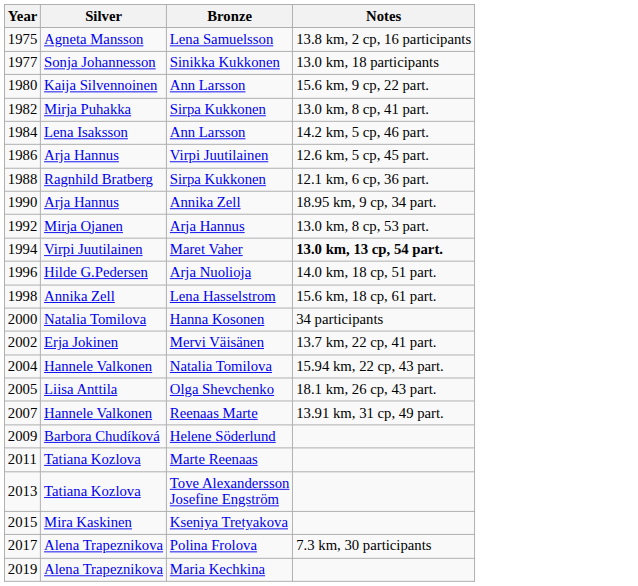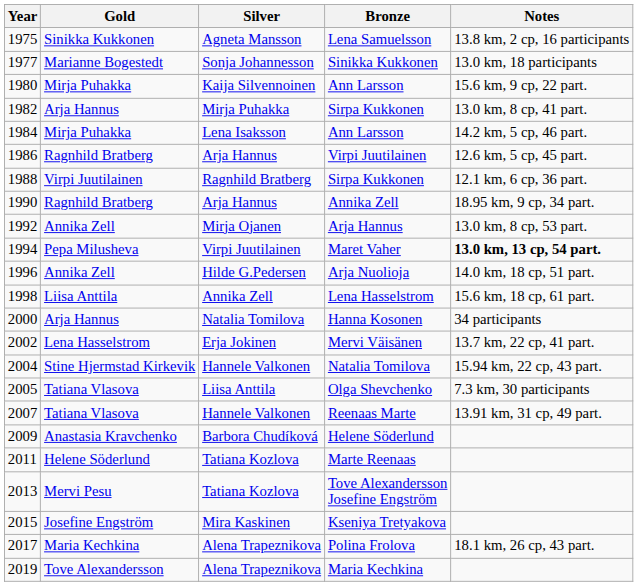+ column: (120, 16)
(366, 389) 18.1 km, 26 cp, 43 part. -> (522, 389) 7.3 km, 30 participants
(364, 546) 7.3 km, 30 participants -> (524, 546) 18.1 km, 26 cp, 43 part.
